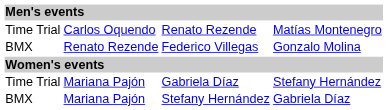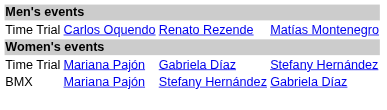- row: (210, 47)
